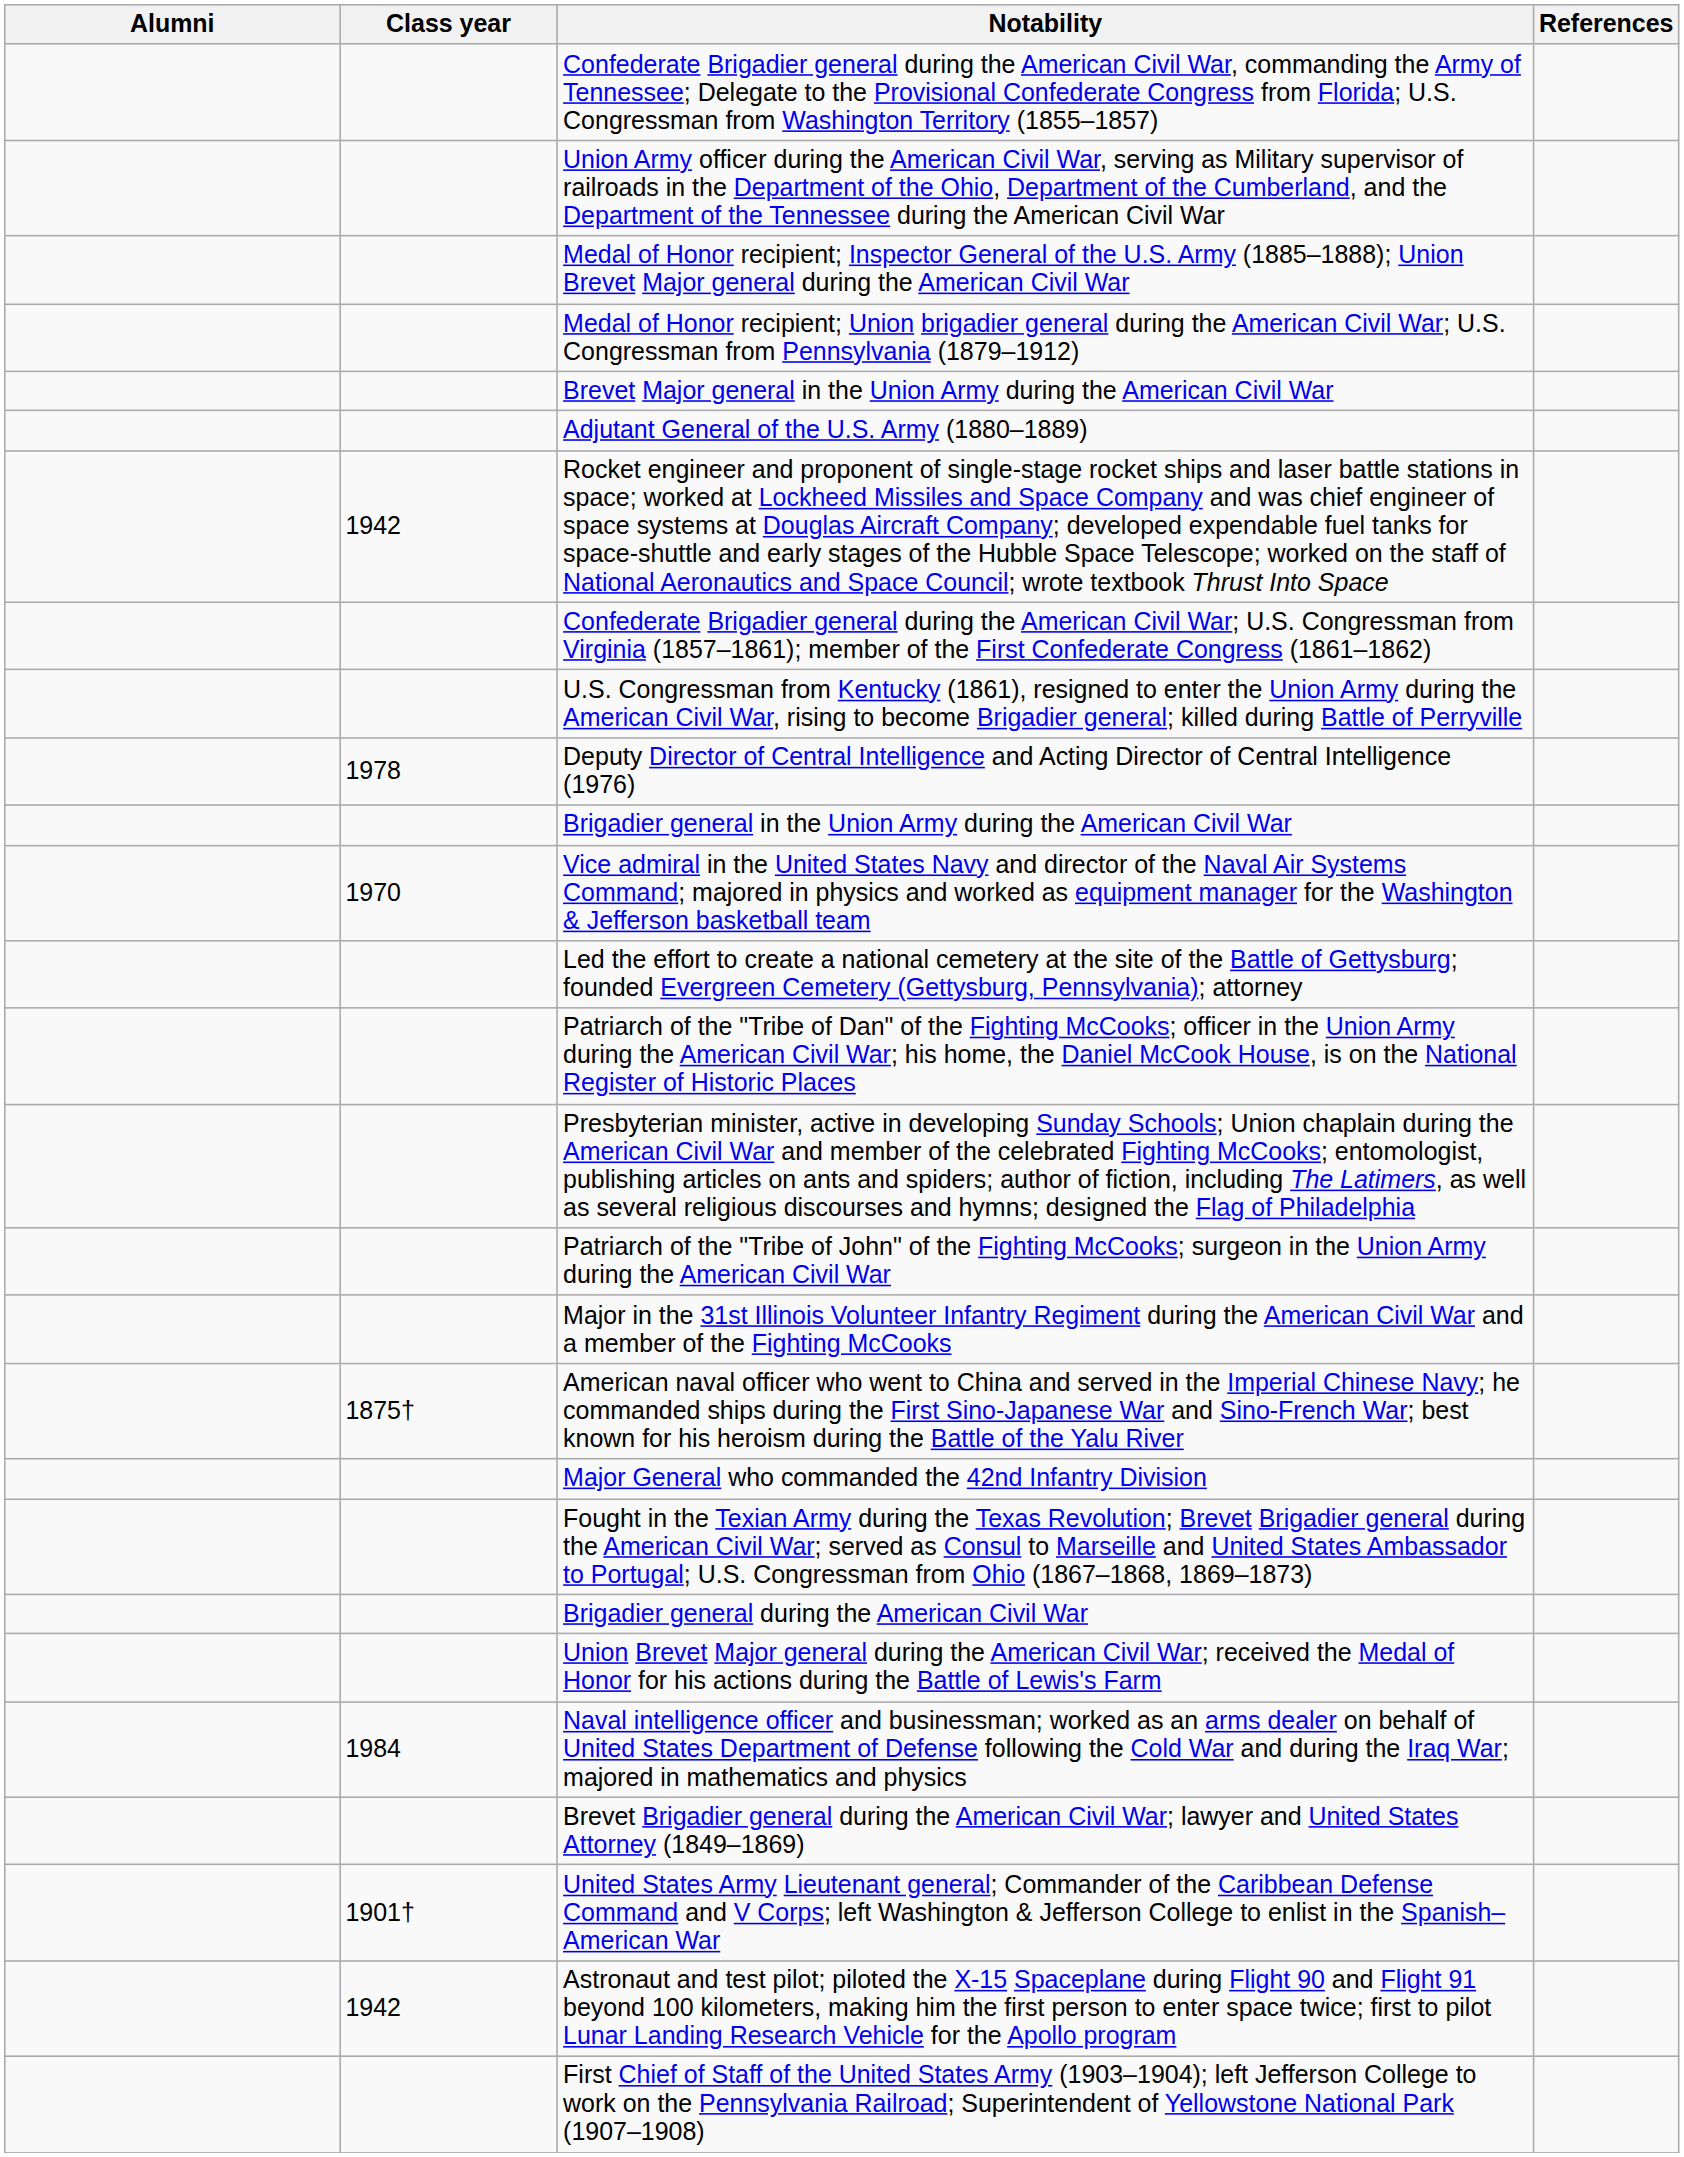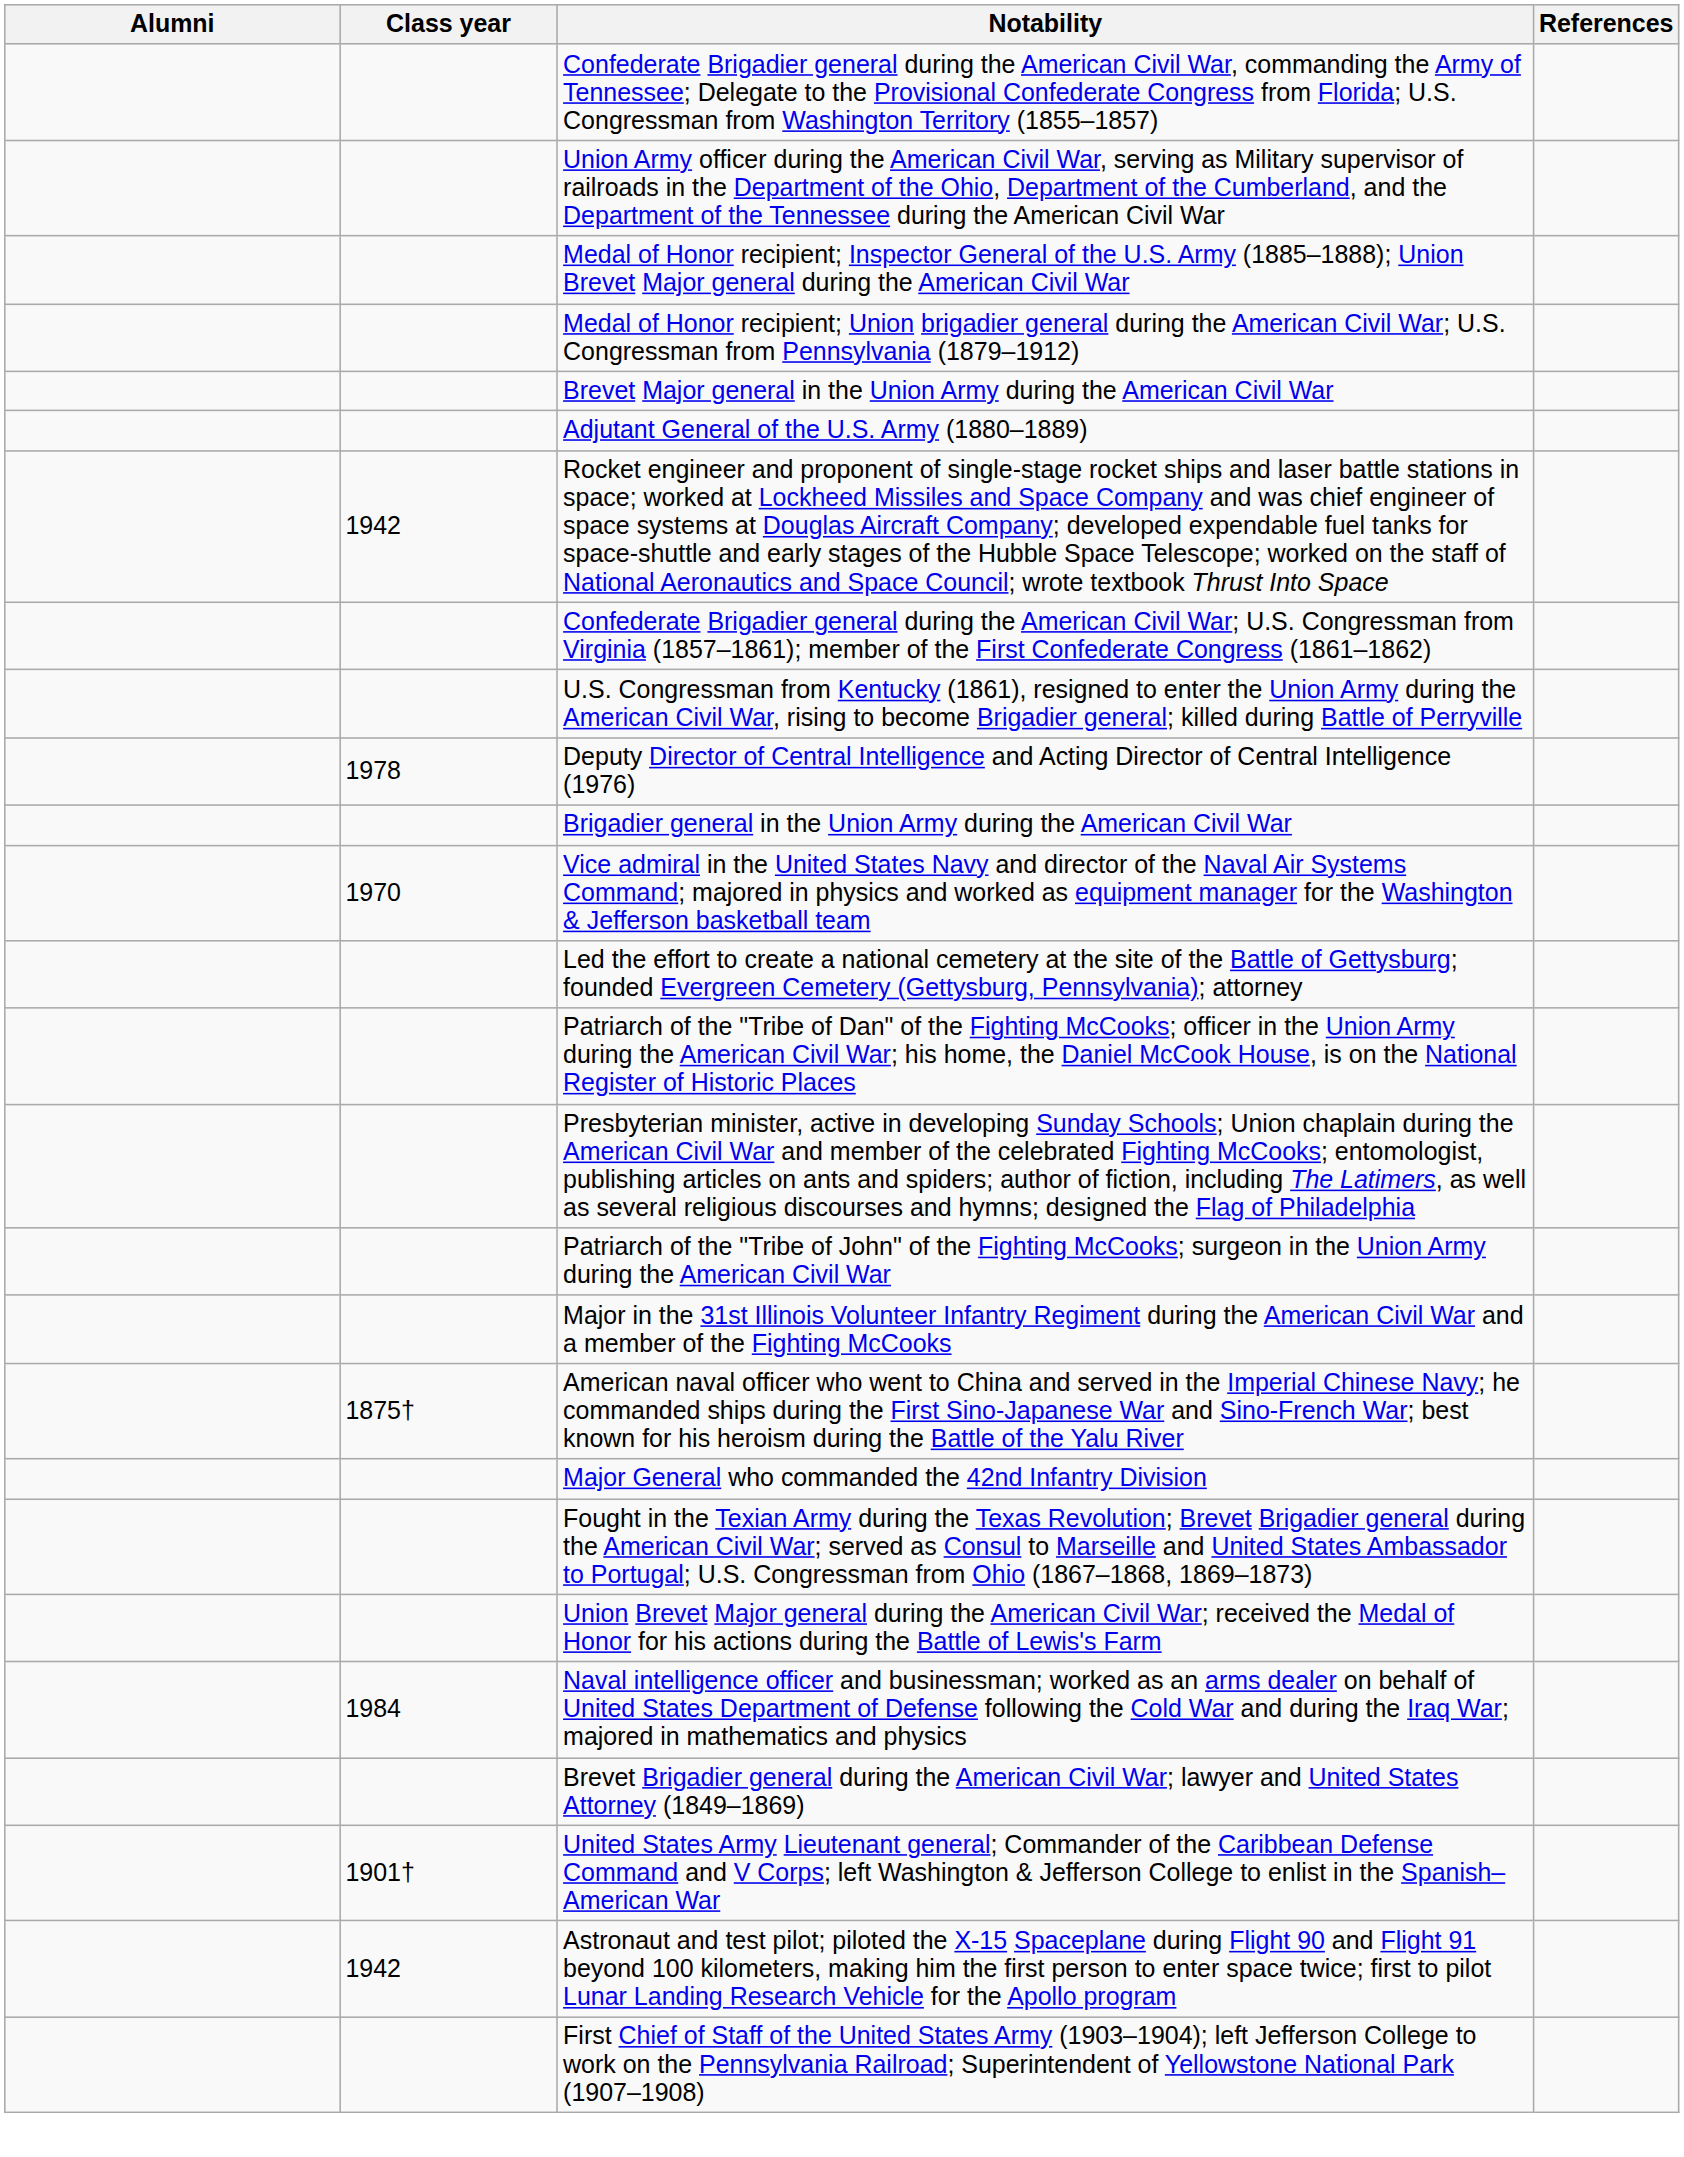- row: (826, 1613)
